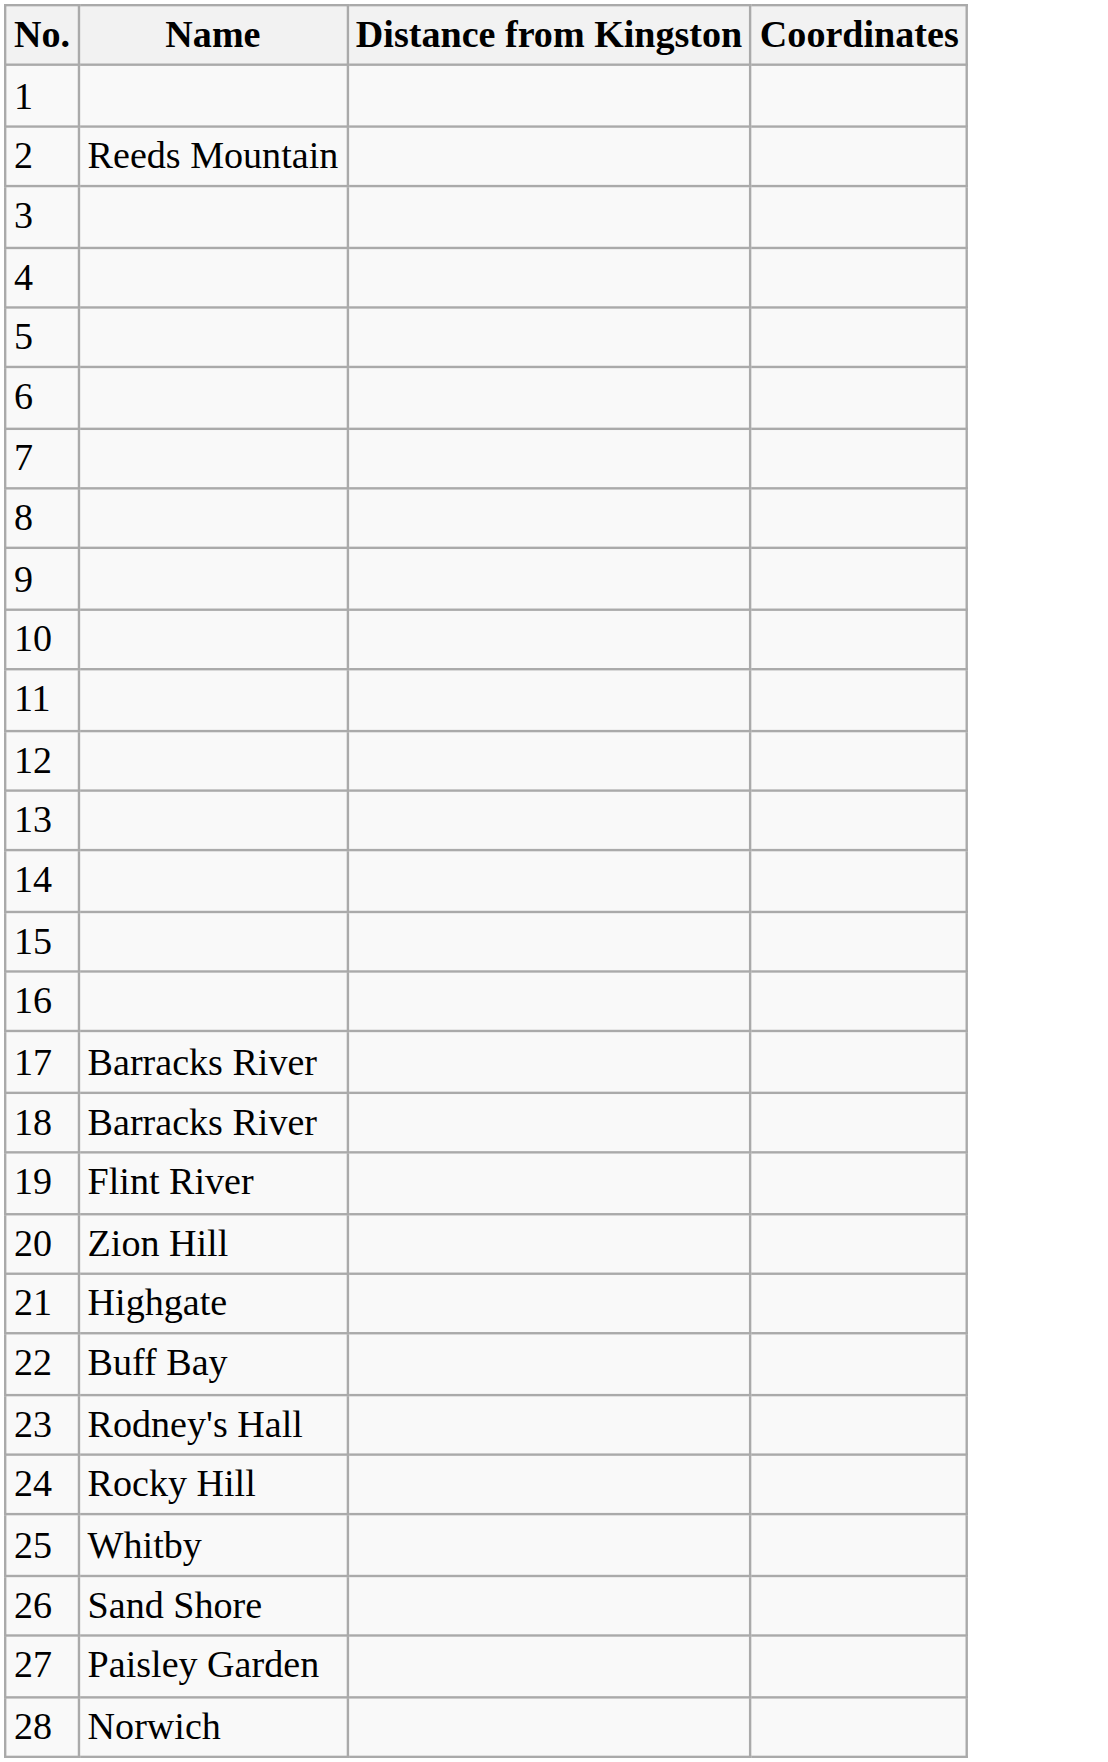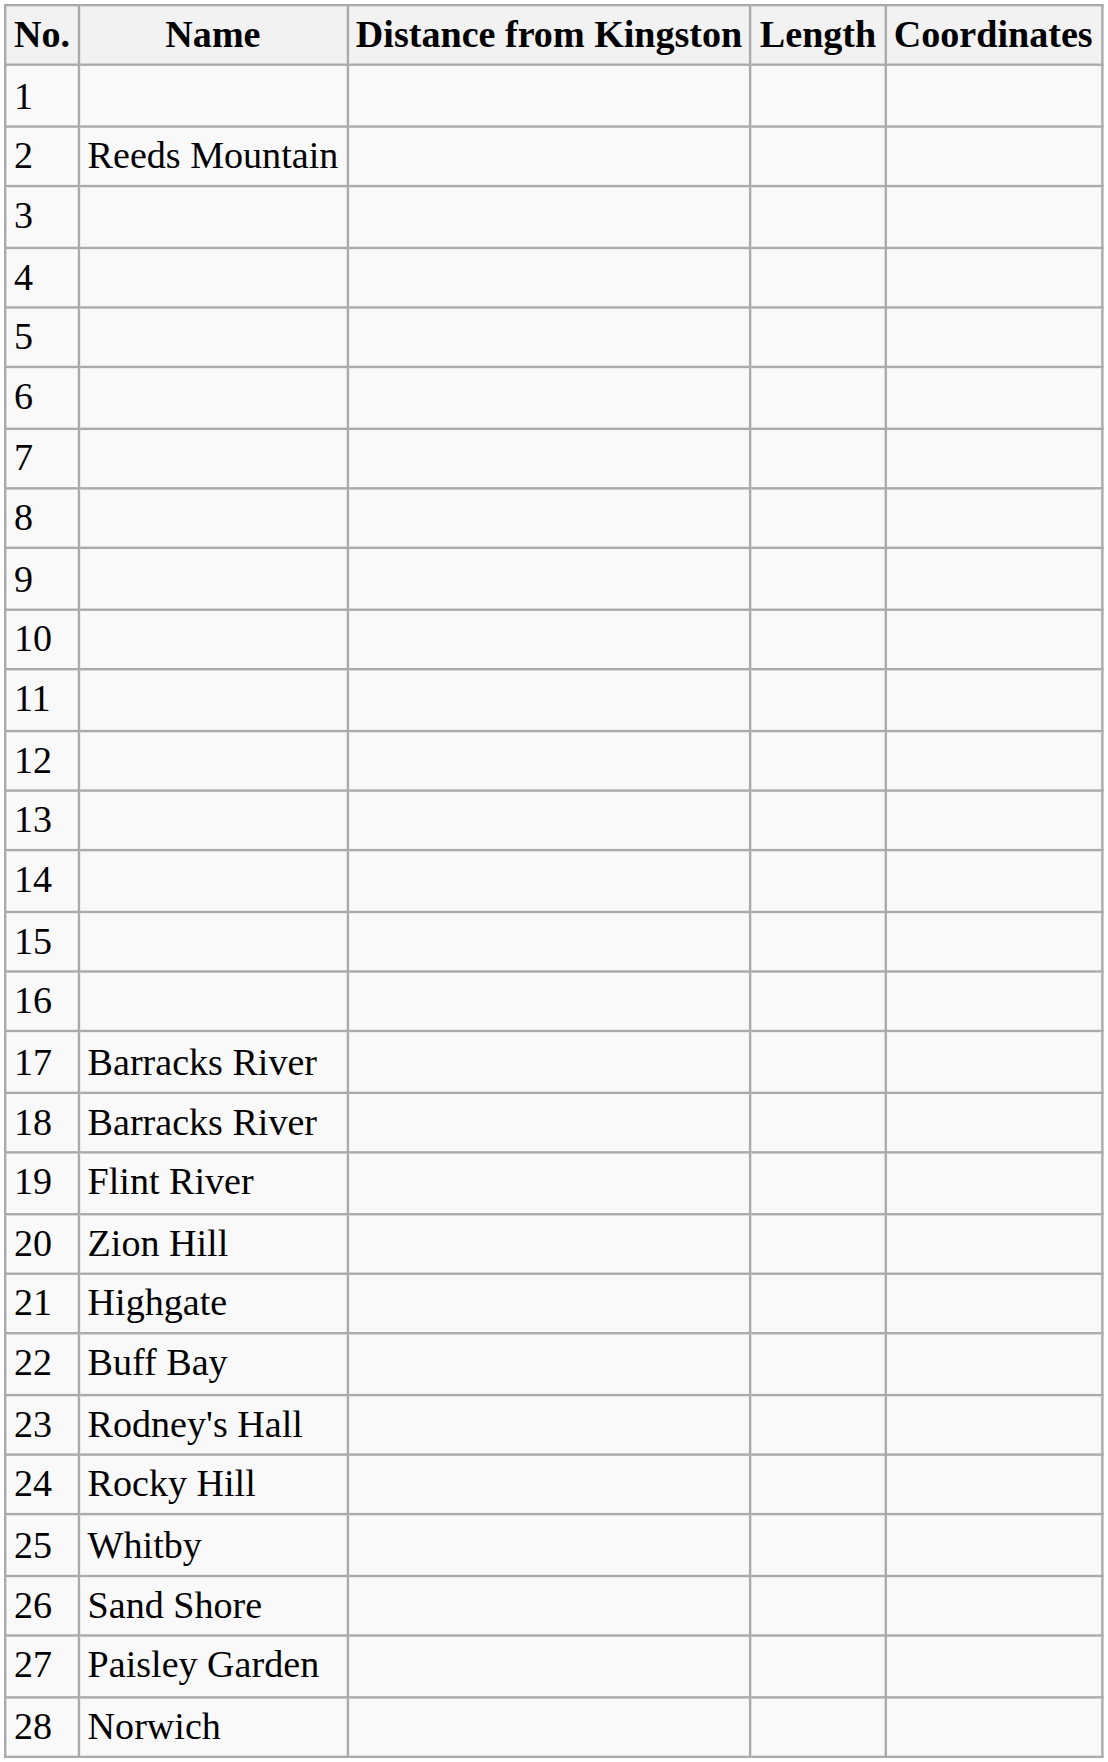+ column: (818, 34)
